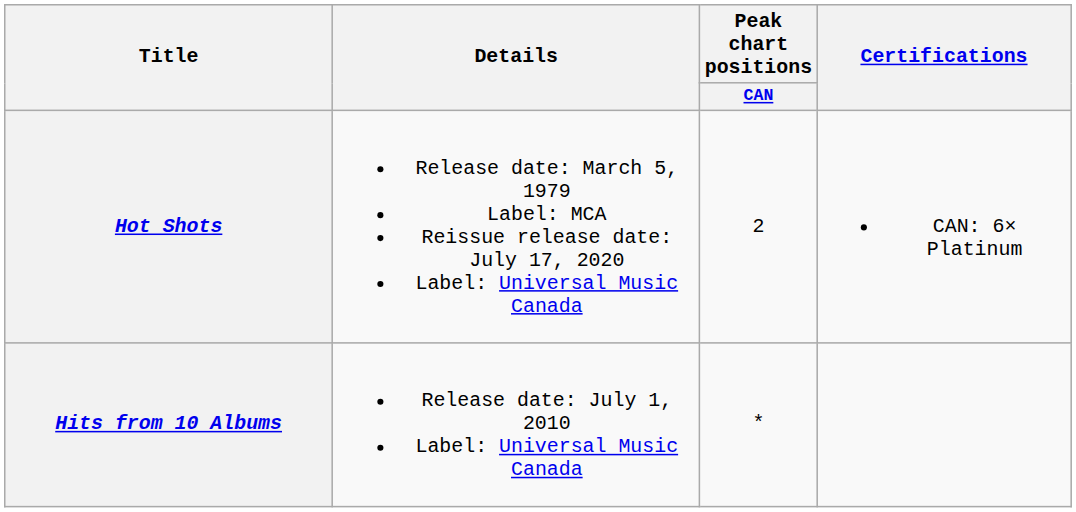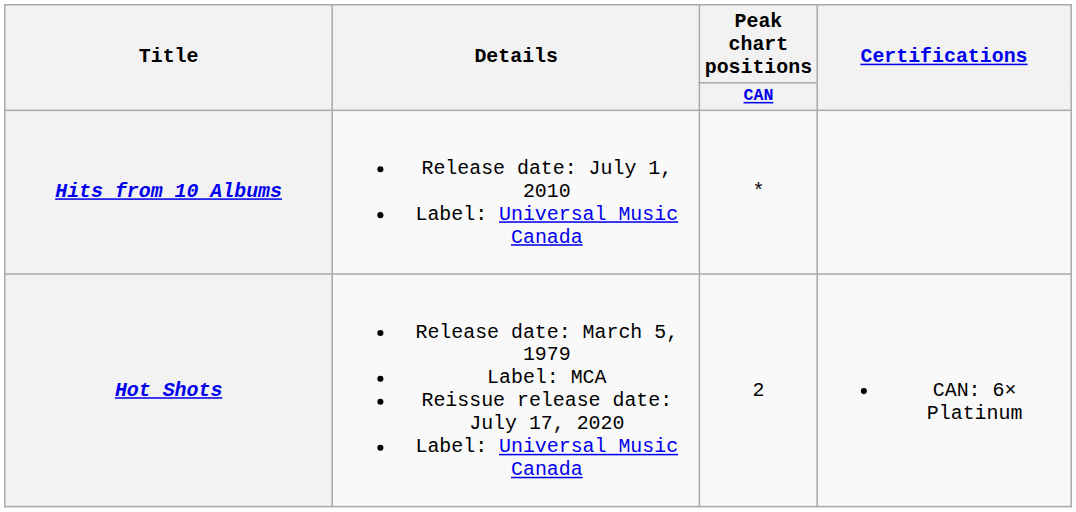rows swapped: (169, 226) <-> (169, 424)
